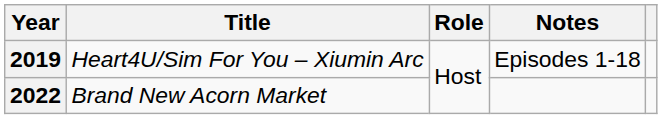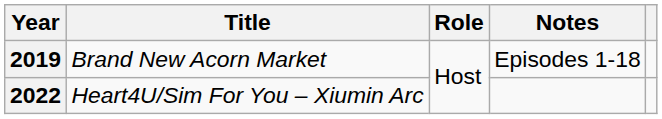(248, 58) Heart4U/Sim For You – Xiumin Arc -> (199, 58) Brand New Acorn Market
(199, 95) Brand New Acorn Market -> (248, 95) Heart4U/Sim For You – Xiumin Arc
